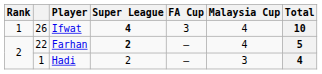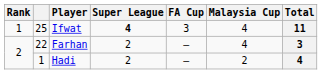(41, 29) 26 -> (41, 29) 25
(300, 29) 10 -> (300, 29) 11
(128, 45) bold -> (128, 45) normal
(300, 45) 5 -> (300, 45) 3
(244, 61) 3 -> (244, 61) 2
